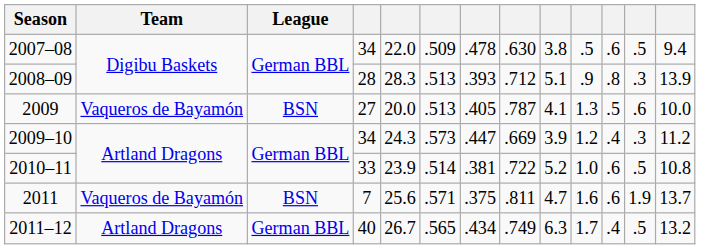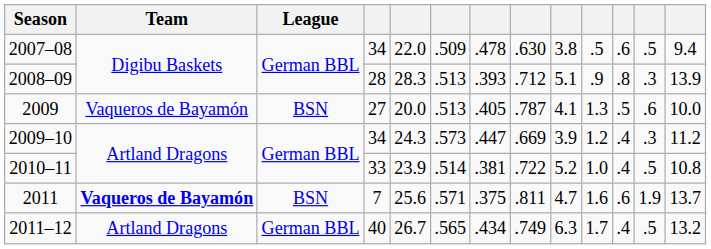(613, 168) .6 -> (623, 168) .4
(162, 198) normal -> (167, 198) bold
